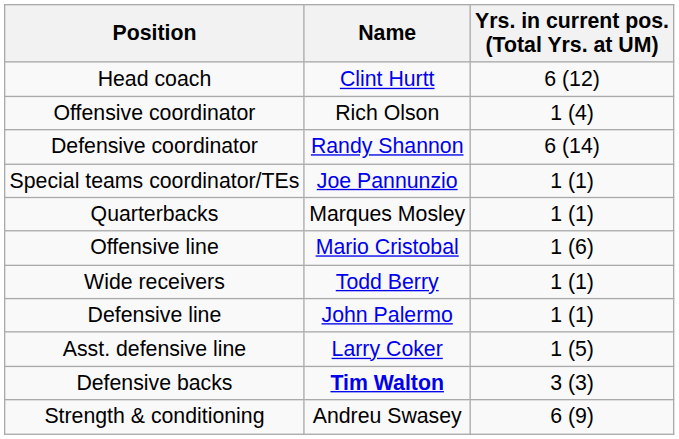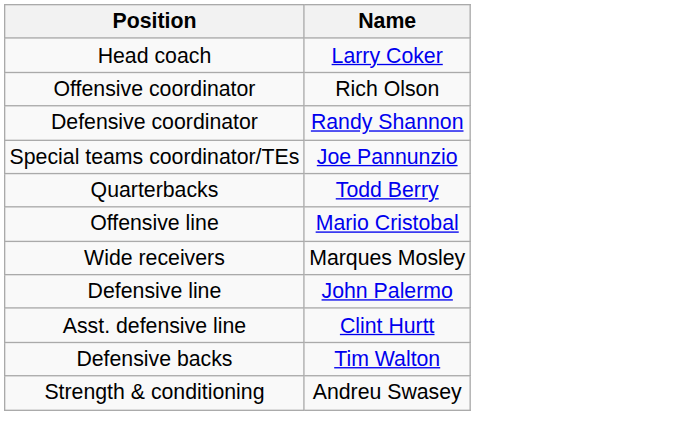- column: (572, 33)
(387, 79) Clint Hurtt -> (387, 55) Larry Coker
(387, 214) Marques Mosley -> (387, 190) Todd Berry
(387, 281) Todd Berry -> (387, 257) Marques Mosley
(387, 349) Larry Coker -> (387, 325) Clint Hurtt
(387, 382) bold -> (387, 358) normal
